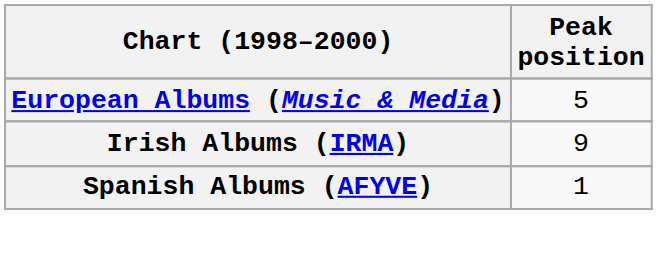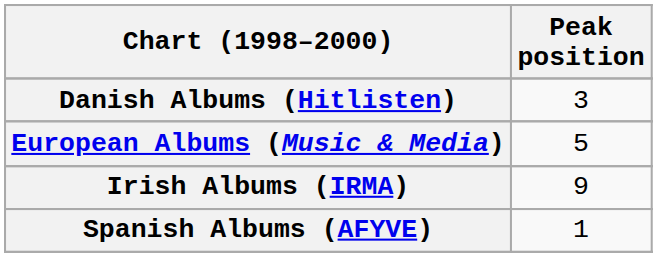+ row: (258, 100)
